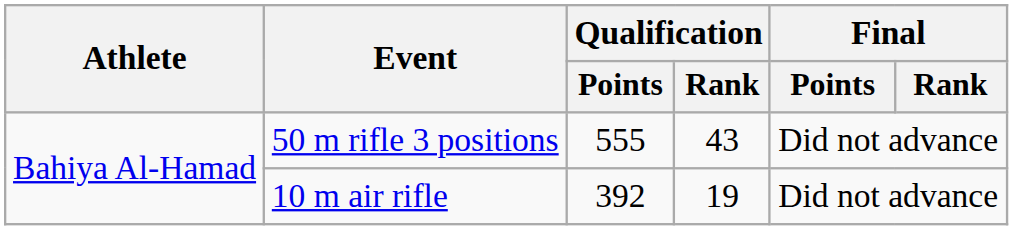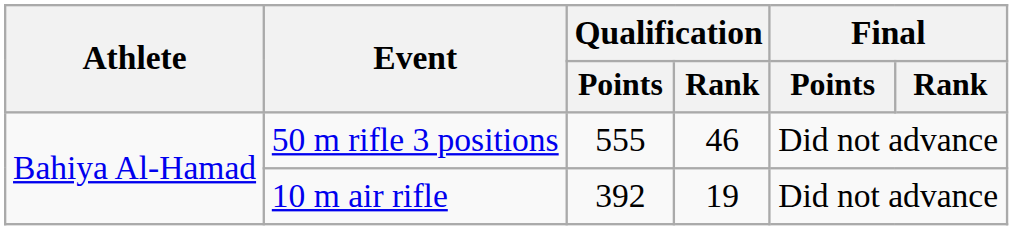(722, 140) 43 -> (722, 140) 46
